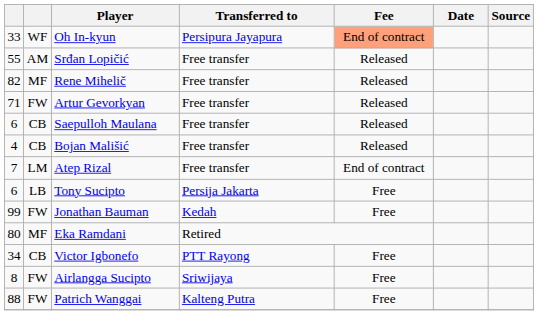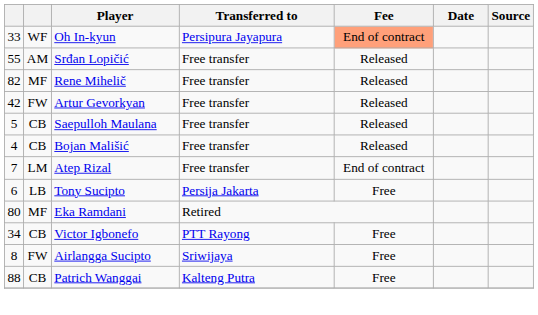(14, 102) 71 -> (14, 102) 42
(14, 124) 6 -> (14, 124) 5
- row: (101, 211)
(38, 299) FW -> (38, 277) CB
